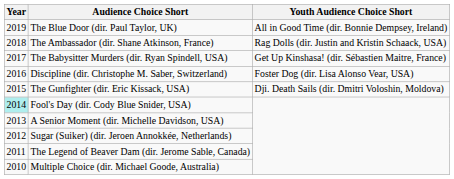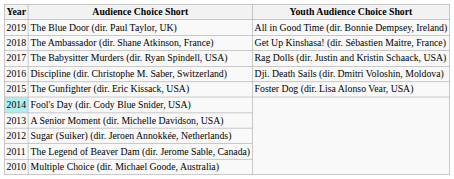(350, 43) Rag Dolls (dir. Justin and Kristin Schaack, USA) -> (350, 43) Get Up Kinshasa! (dir. Sébastien Maitre, France)
(350, 58) Get Up Kinshasa! (dir. Sébastien Maitre, France) -> (350, 58) Rag Dolls (dir. Justin and Kristin Schaack, USA)
(334, 74) Foster Dog (dir. Lisa Alonso Vear, USA) -> (349, 74) Dji. Death Sails (dir. Dmitri Voloshin, Moldova)
(349, 89) Dji. Death Sails (dir. Dmitri Voloshin, Moldova) -> (334, 89) Foster Dog (dir. Lisa Alonso Vear, USA)
